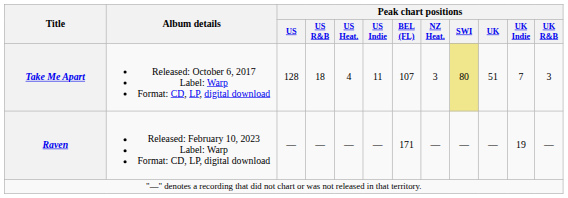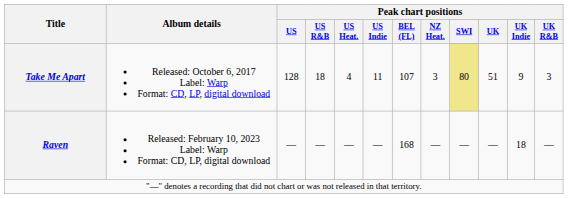(521, 77) 7 -> (521, 77) 9
(406, 145) 171 -> (406, 145) 168
(521, 145) 19 -> (521, 145) 18
